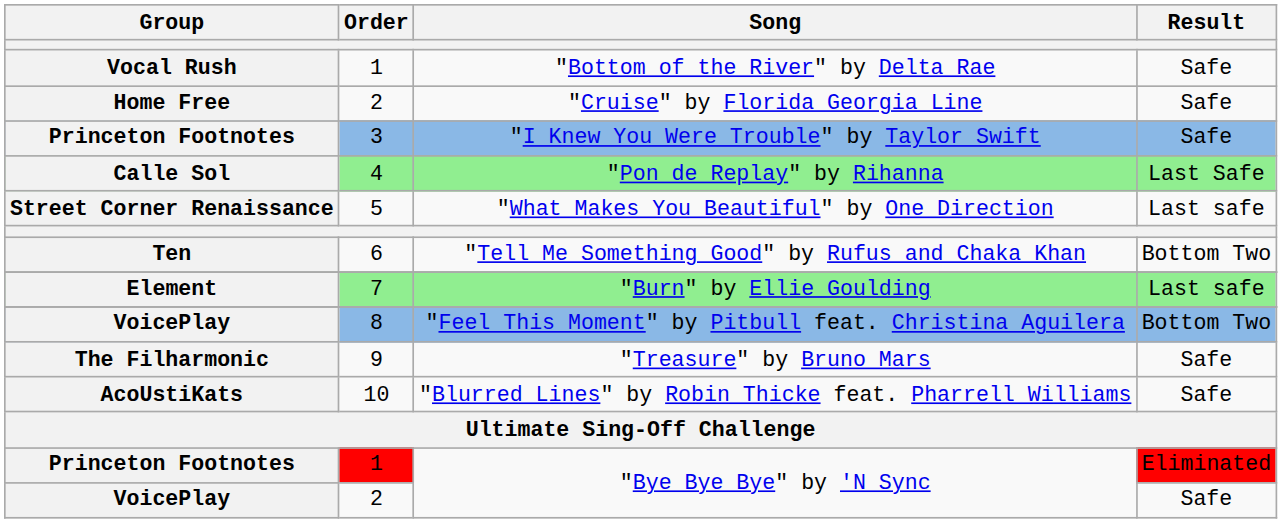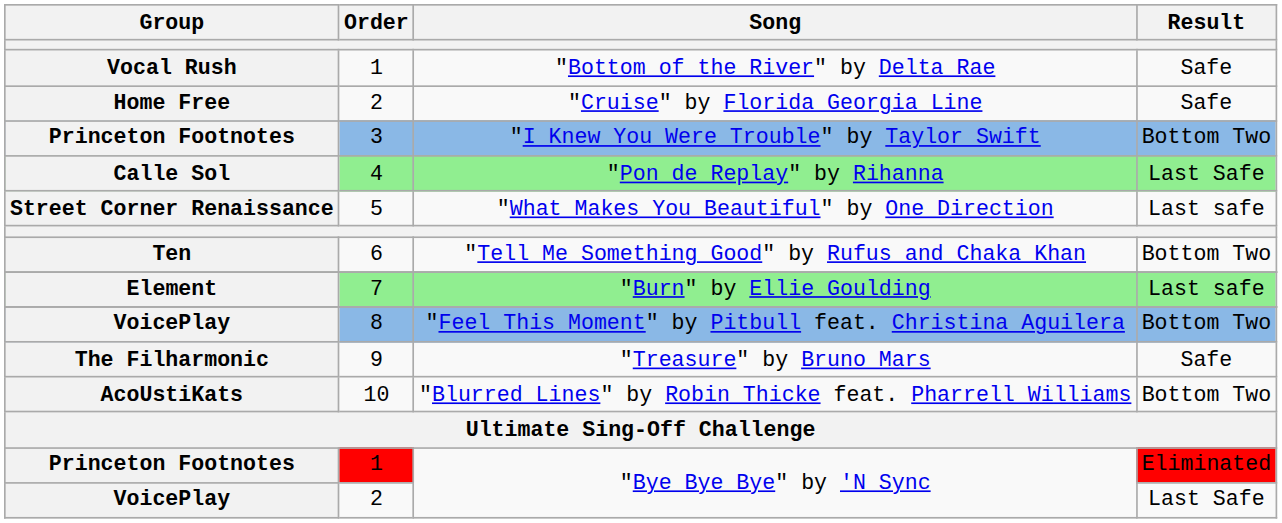(1206, 138) Safe -> (1206, 138) Bottom Two
(1206, 395) Safe -> (1206, 395) Bottom Two
(1206, 500) Safe -> (1206, 500) Last Safe
